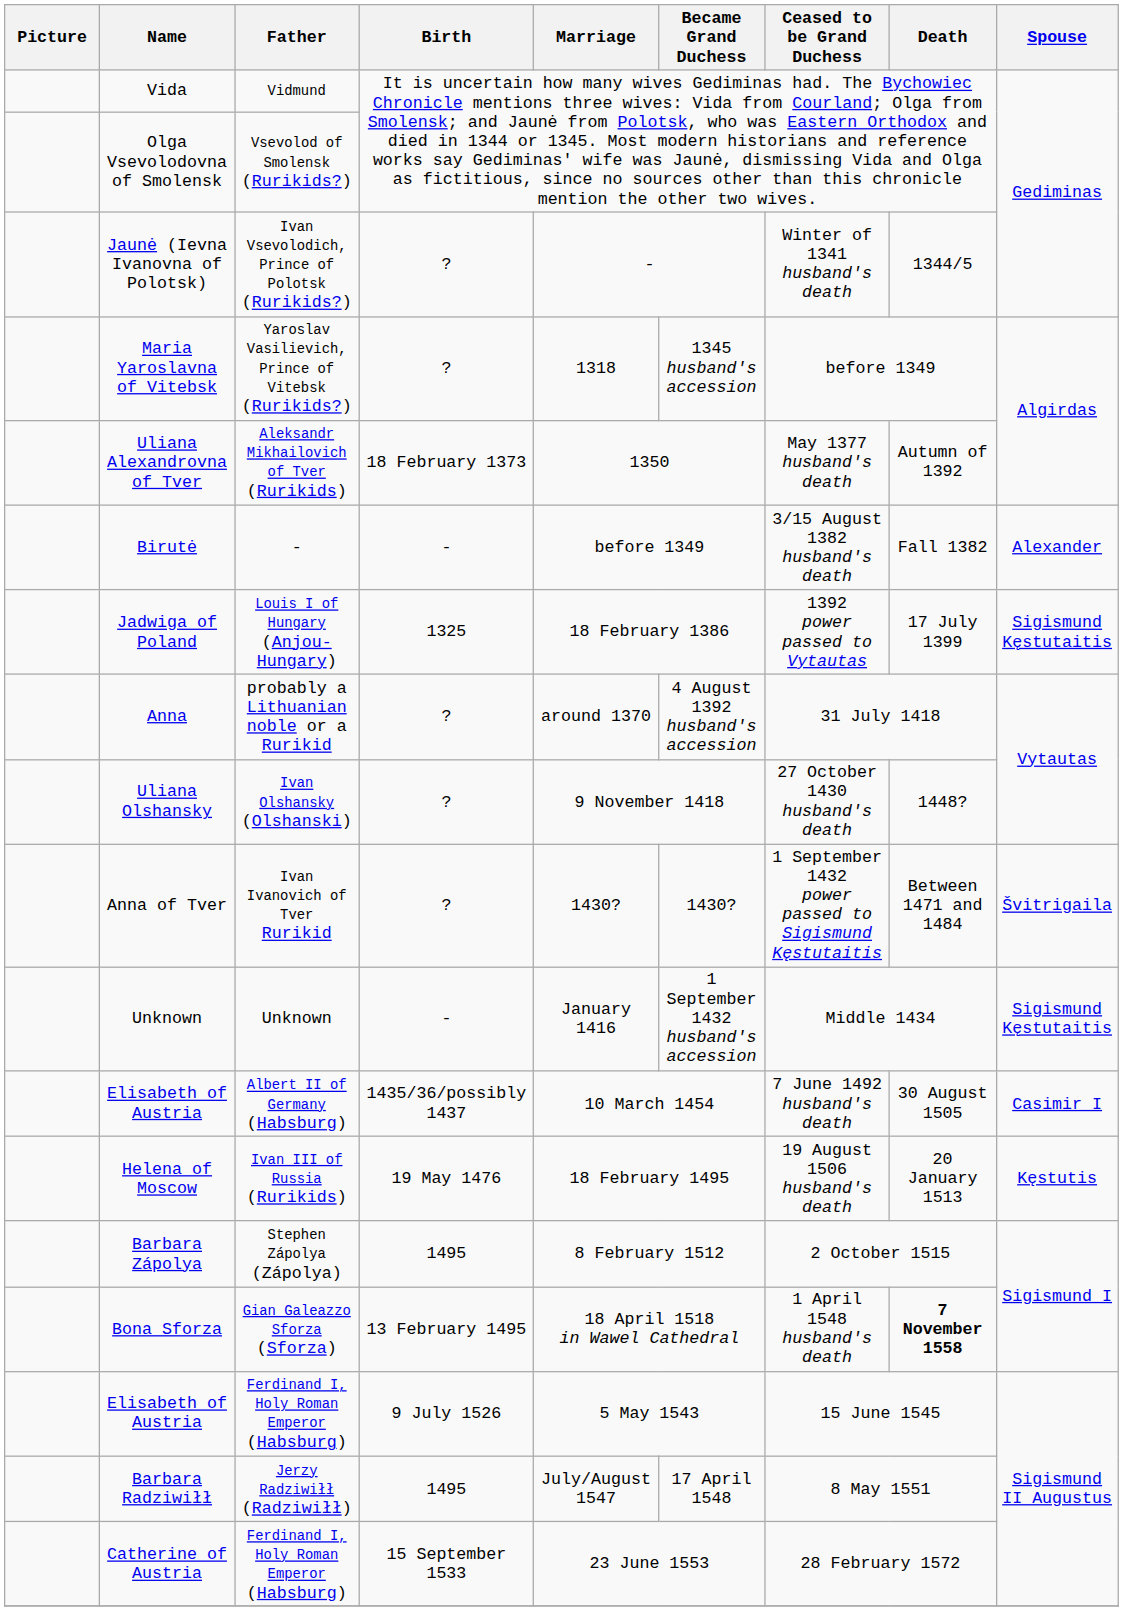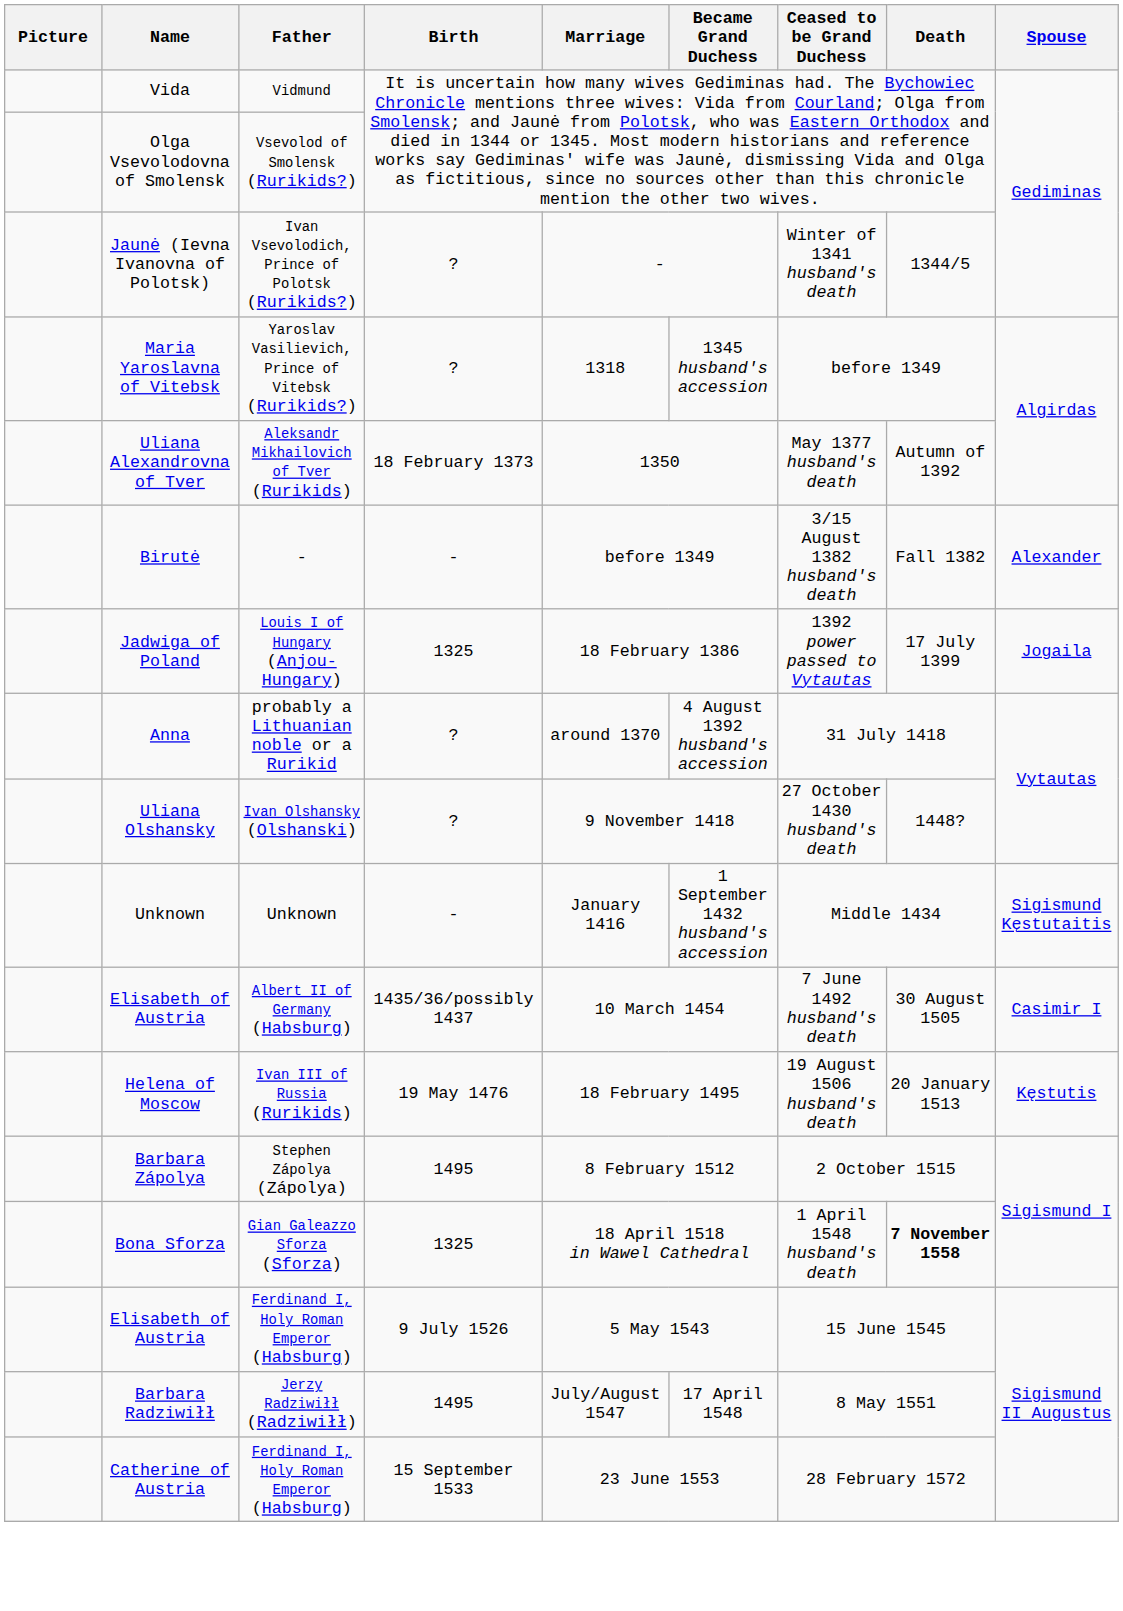(1057, 632) Sigismund Kęstutaitis -> (1056, 651) Jogaila
- row: (167, 905)
(446, 1329) 13 February 1495 -> (454, 1244) 1325
